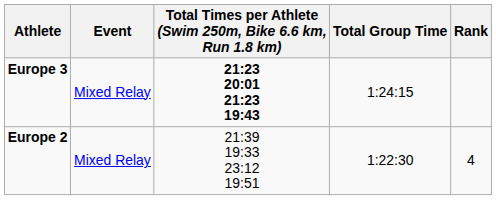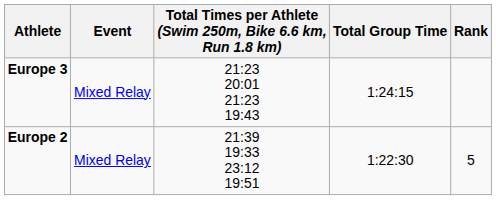(242, 92) bold -> (242, 92) normal
(471, 161) 4 -> (471, 161) 5
